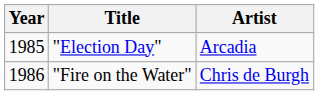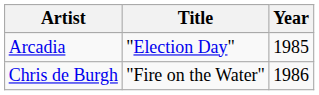columns swapped: (27, 18) <-> (254, 18)
